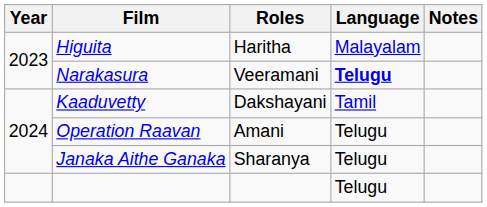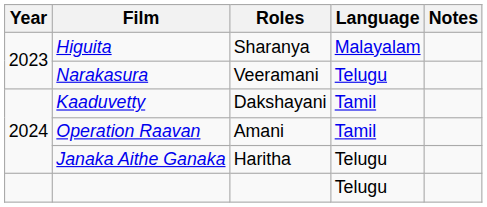(262, 46) Haritha -> (272, 46) Sharanya
(363, 74) bold -> (361, 74) normal
(361, 131) Telugu -> (355, 131) Tamil
(272, 159) Sharanya -> (262, 159) Haritha
